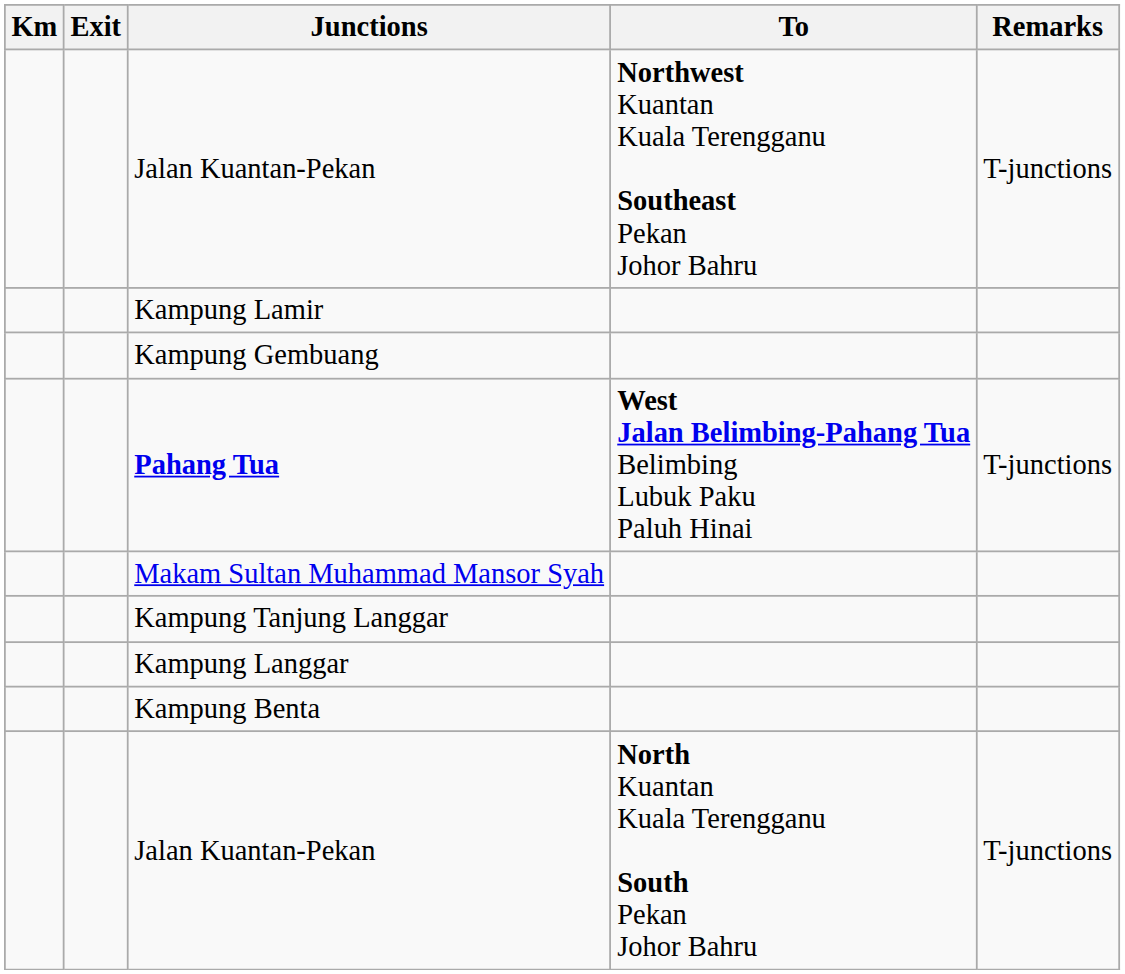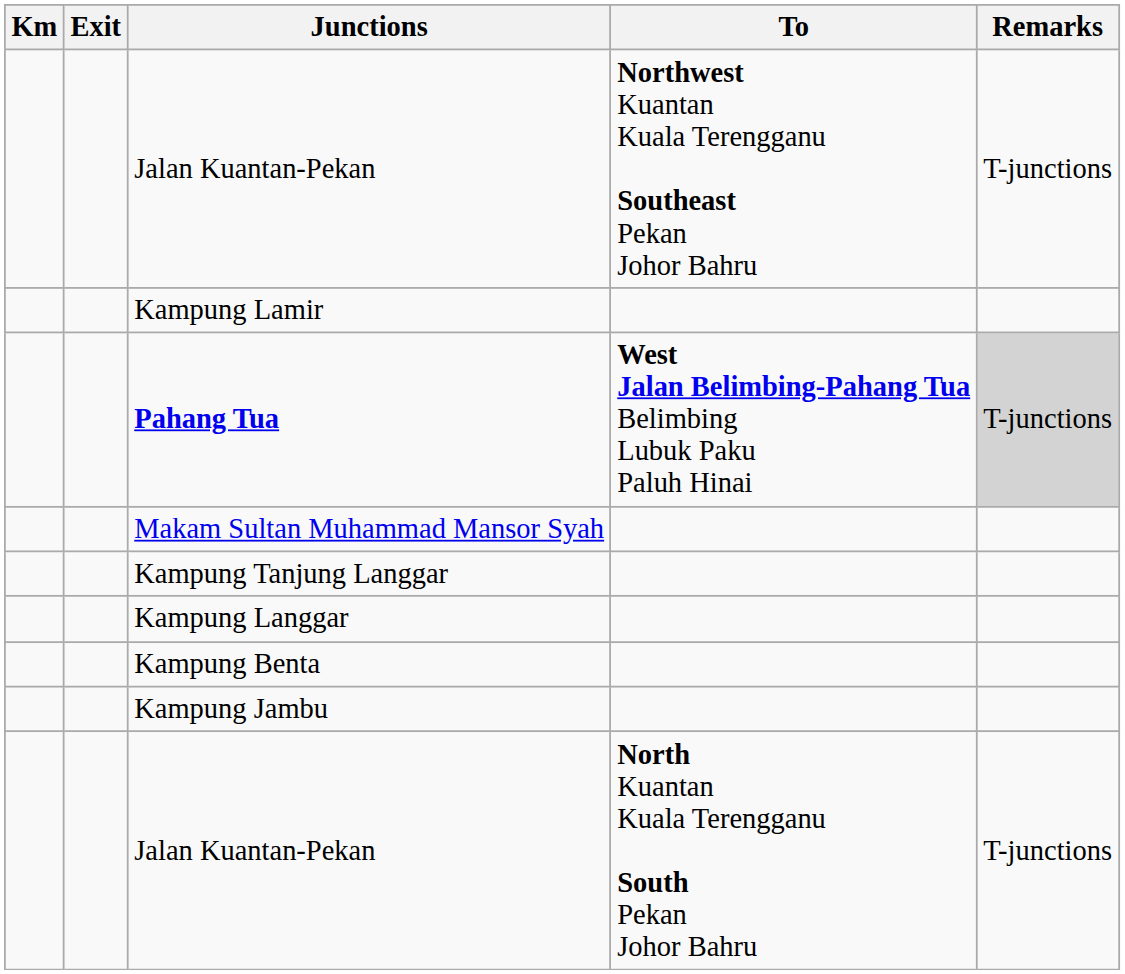- row: (256, 354)
(1048, 464) no background -> (1048, 418) lightgrey background
+ row: (231, 708)
